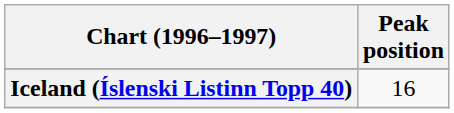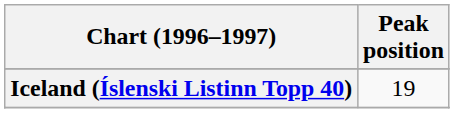(403, 88) 16 -> (403, 88) 19
